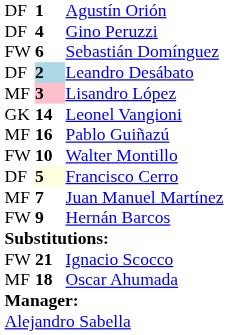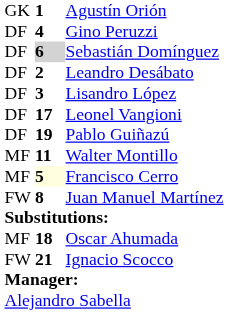(16, 10) DF -> (17, 10) GK
(18, 51) FW -> (16, 51) DF
(39, 51) no background -> (39, 51) lightgrey background
(39, 72) lightblue background -> (39, 72) no background
(17, 93) MF -> (16, 93) DF
(39, 93) pink background -> (39, 93) no background
(17, 113) GK -> (16, 113) DF
(44, 113) 14 -> (44, 113) 17
(17, 134) MF -> (16, 134) DF
(44, 134) 16 -> (44, 134) 19
(18, 155) FW -> (17, 155) MF
(44, 155) 10 -> (43, 155) 11
(16, 176) DF -> (17, 176) MF
(17, 196) MF -> (18, 196) FW
(39, 196) 7 -> (39, 196) 8
- row: (118, 217)
rows swapped: (119, 259) <-> (122, 279)
